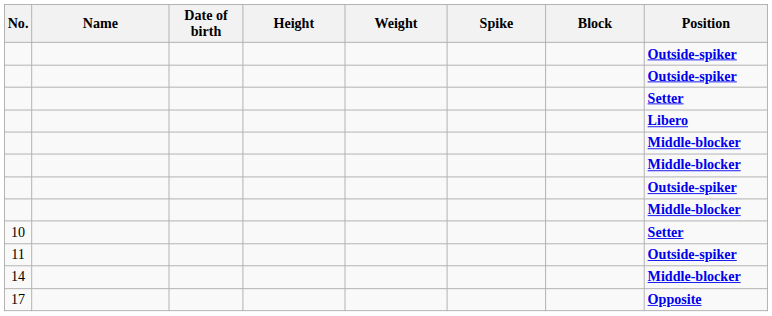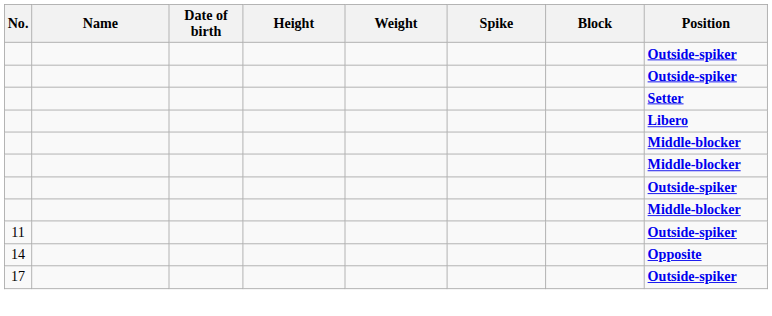- row: (18, 232)
(694, 277) Middle-blocker -> (675, 254) Opposite
(675, 299) Opposite -> (692, 277) Outside-spiker
